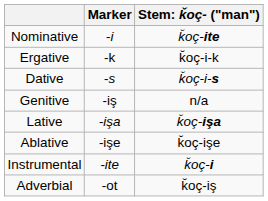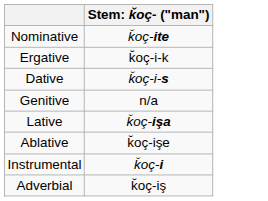- column: (110, 15)
